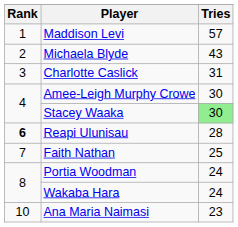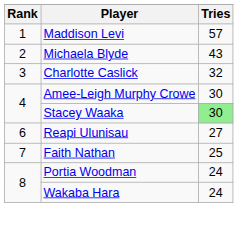(216, 73) 31 -> (216, 73) 32
(23, 133) bold -> (23, 133) normal
(216, 133) 28 -> (216, 133) 27
- row: (96, 212)
